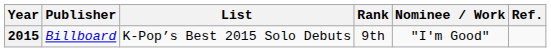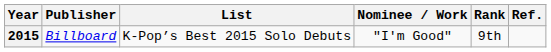columns swapped: (450, 15) <-> (373, 15)
